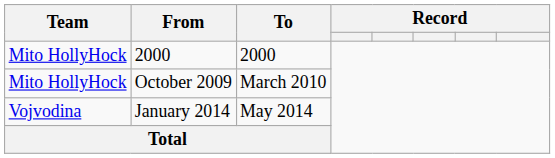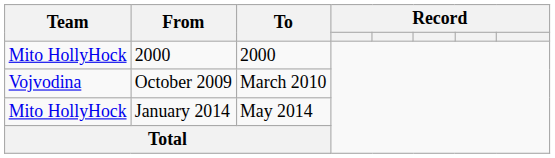(68, 83) Mito HollyHock -> (45, 83) Vojvodina
(45, 111) Vojvodina -> (68, 111) Mito HollyHock
